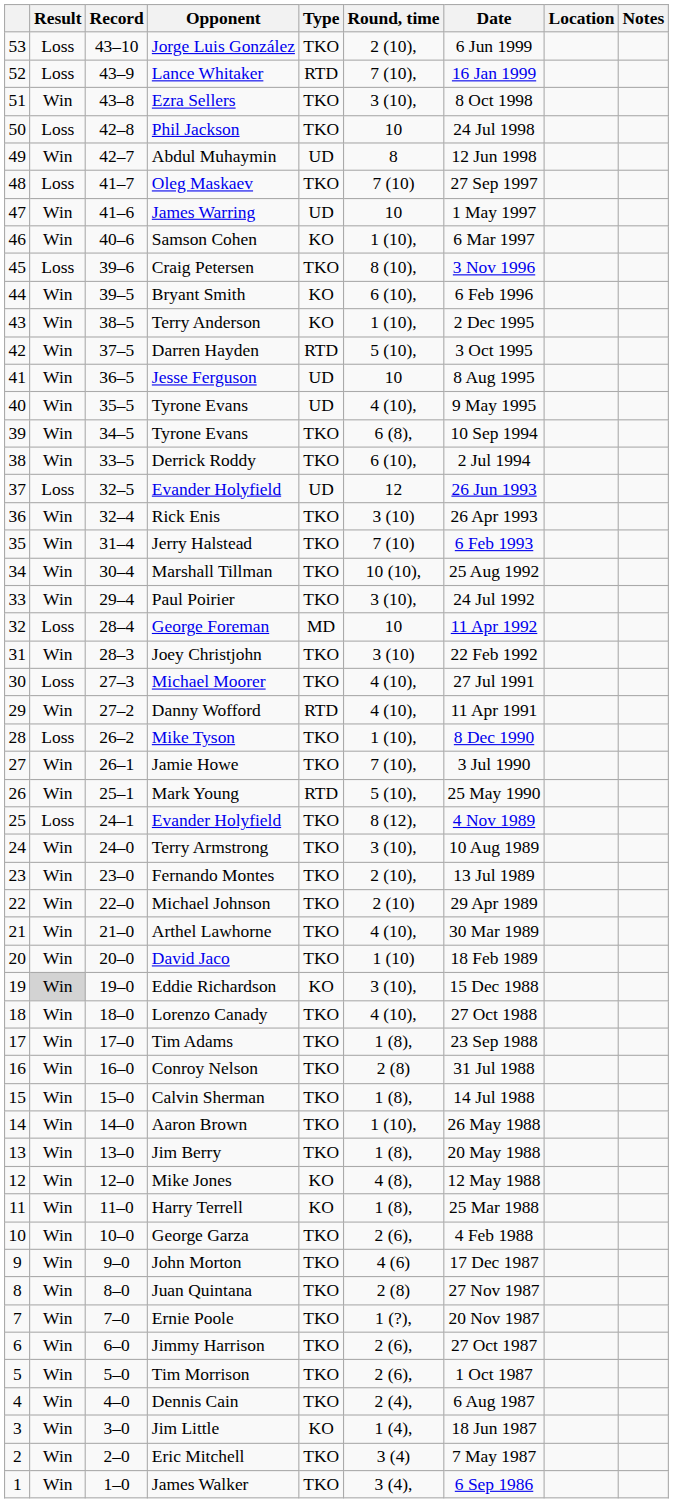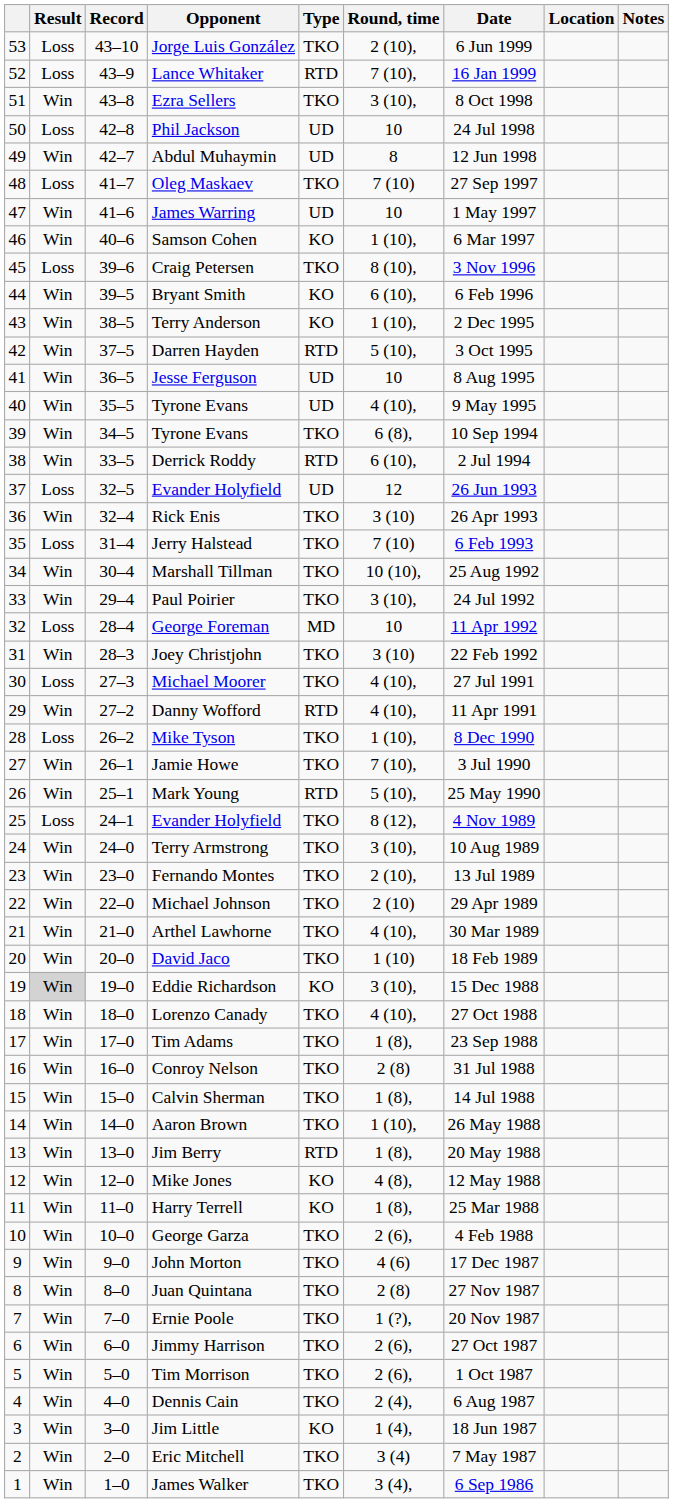(321, 128) TKO -> (321, 128) UD
(321, 460) TKO -> (321, 460) RTD
(58, 543) Win -> (58, 543) Loss
(321, 1152) TKO -> (321, 1152) RTD
